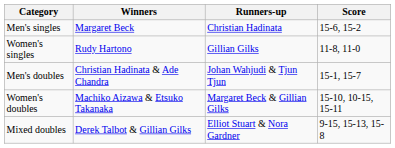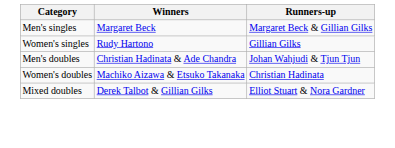- column: (354, 12)
(245, 28) Christian Hadinata -> (311, 28) Margaret Beck & Gillian Gilks
(257, 103) Margaret Beck & Gillian Gilks -> (286, 75) Christian Hadinata
